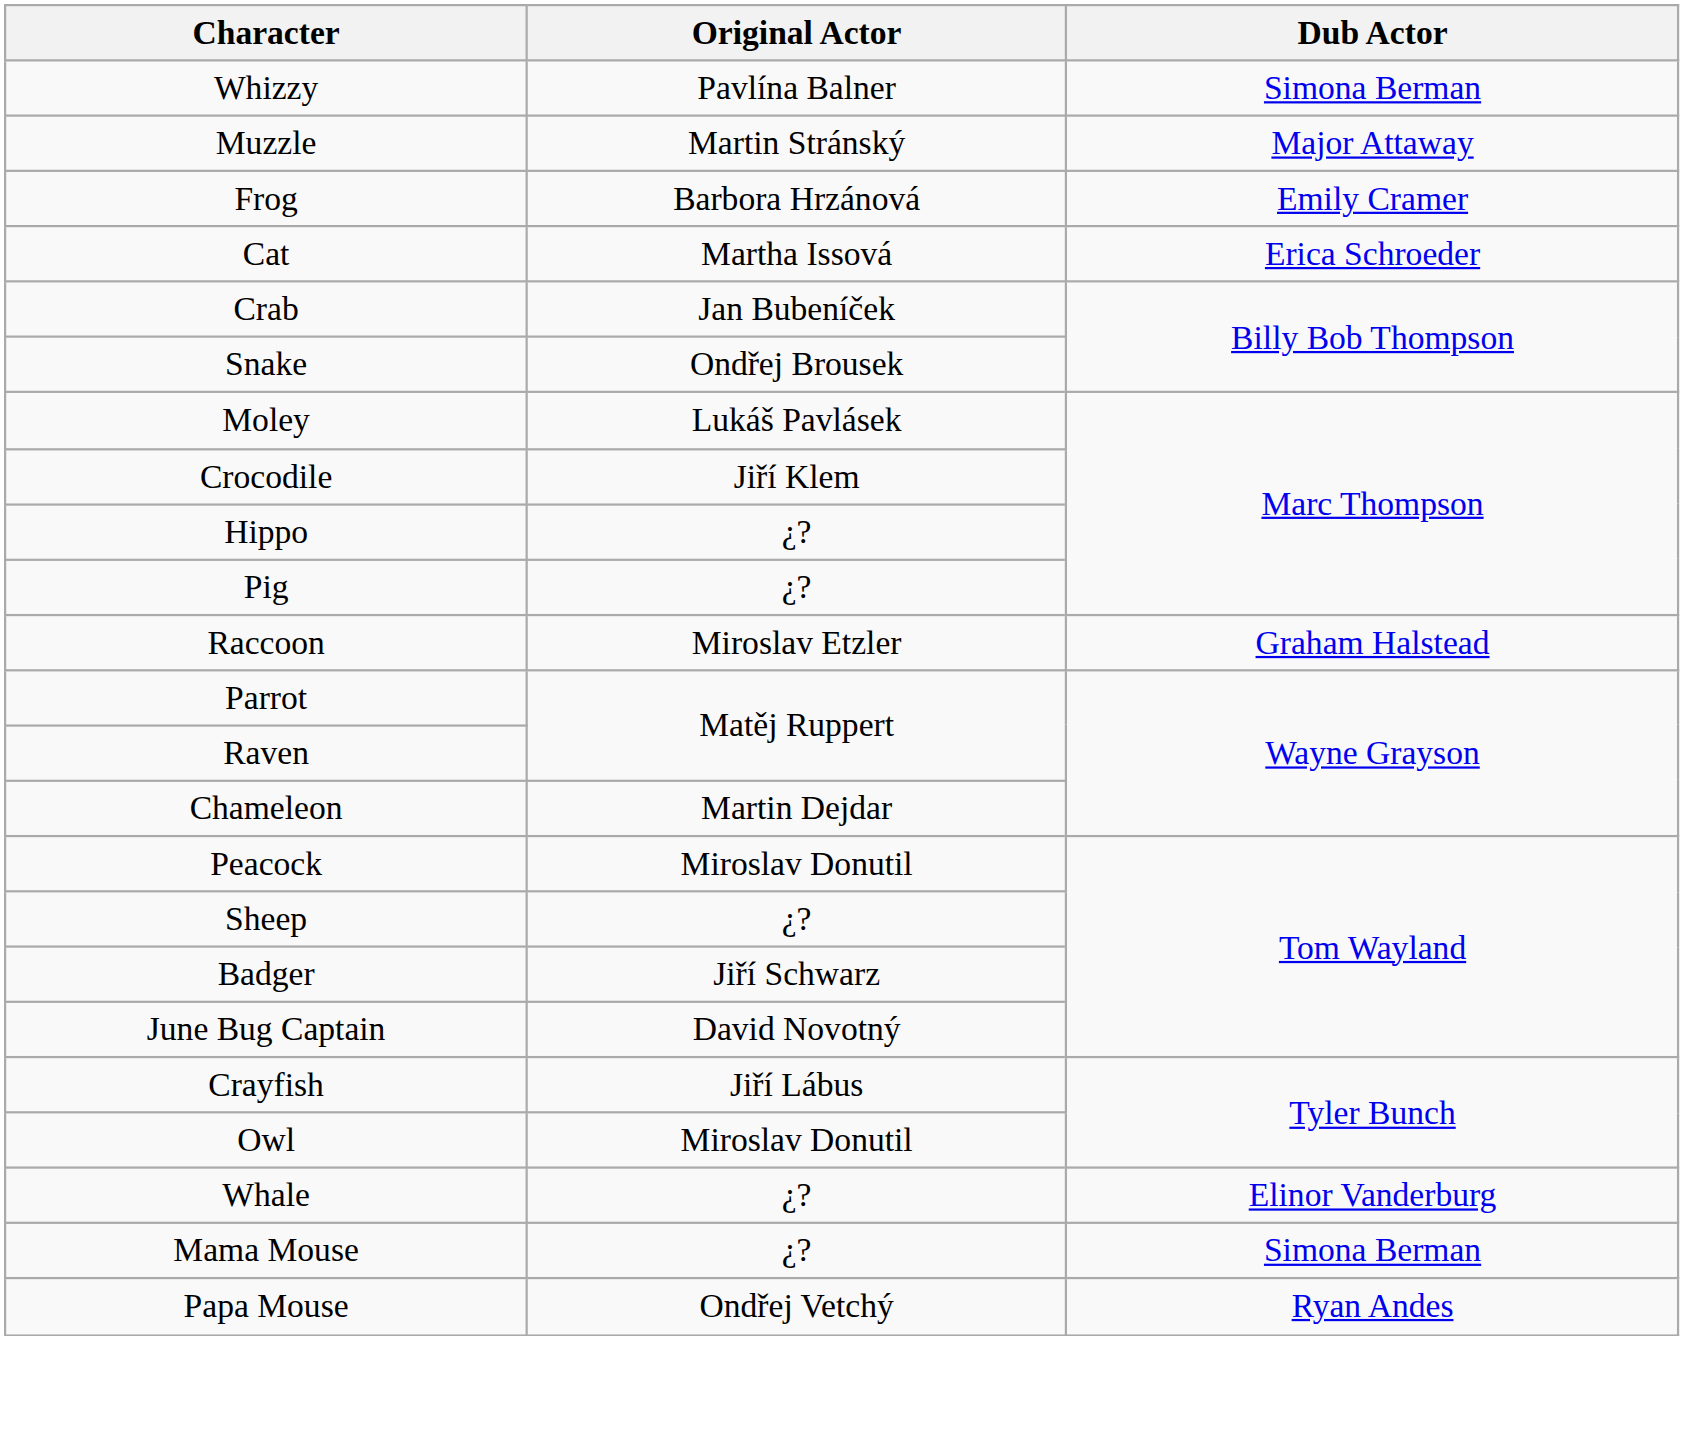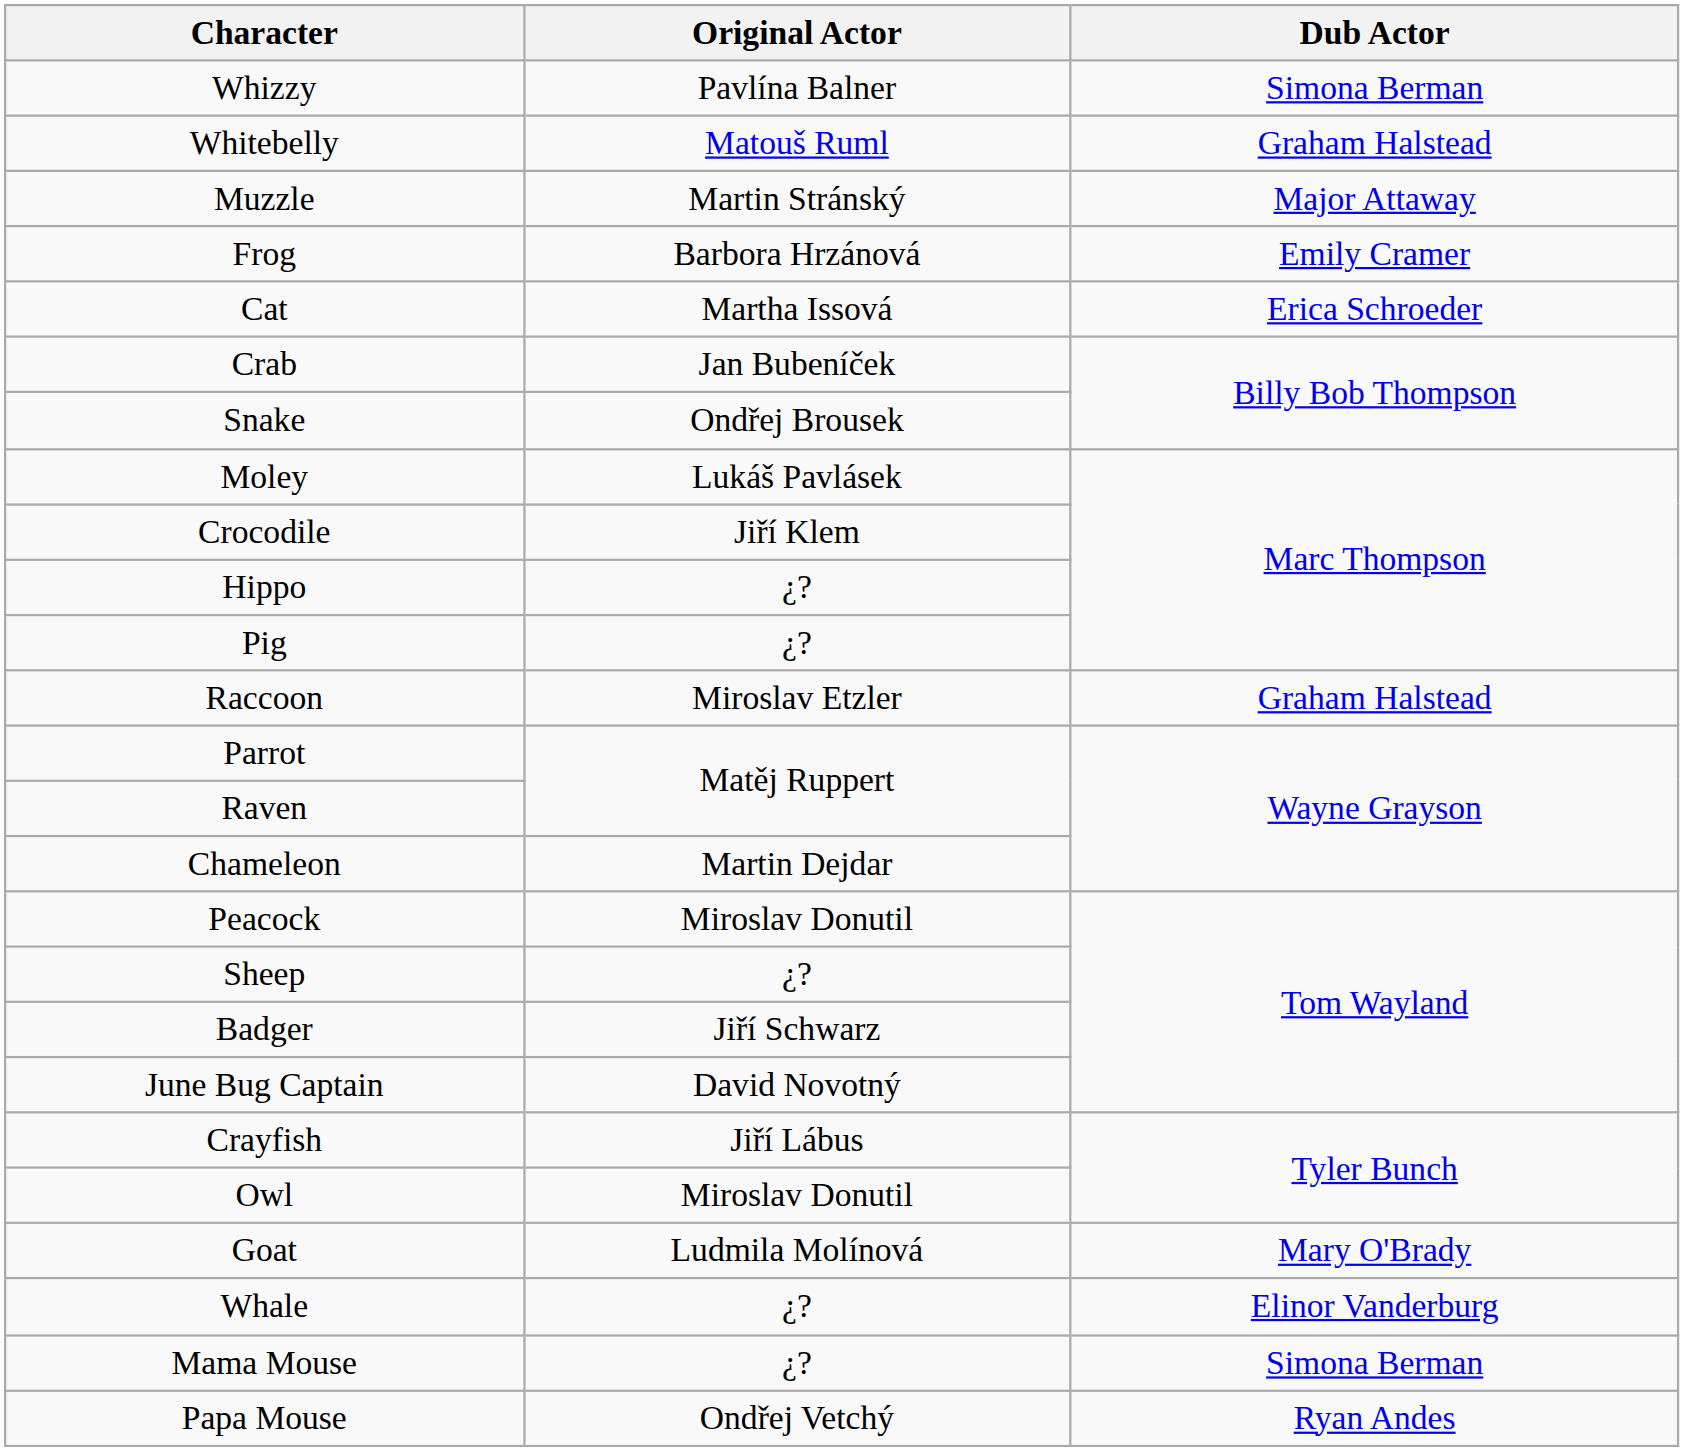+ row: (264, 143)
+ row: (264, 1250)
